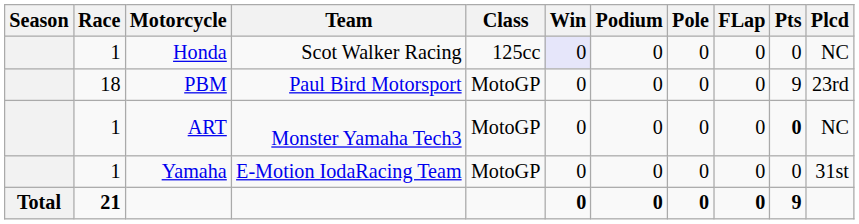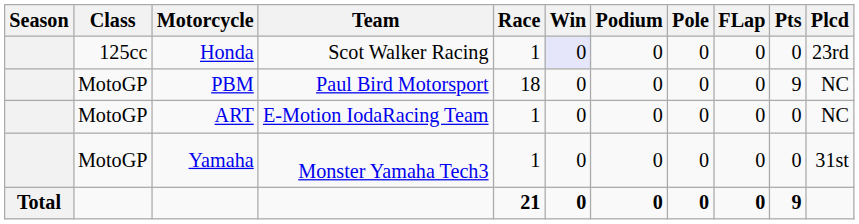columns swapped: (506, 20) <-> (99, 20)
(835, 52) NC -> (830, 52) 23rd
(830, 84) 23rd -> (835, 84) NC
(366, 139) Monster Yamaha Tech3 -> (376, 116) E-Motion IodaRacing Team
(797, 127) bold -> (797, 116) normal
(349, 171) E-Motion IodaRacing Team -> (393, 171) Monster Yamaha Tech3
